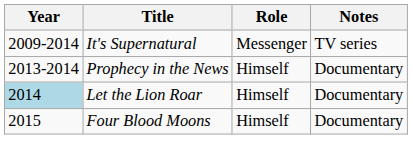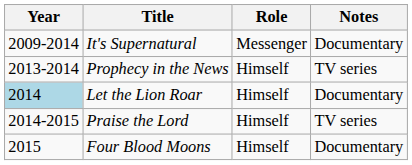(346, 43) TV series -> (359, 43) Documentary
(359, 69) Documentary -> (346, 69) TV series
+ row: (137, 120)
